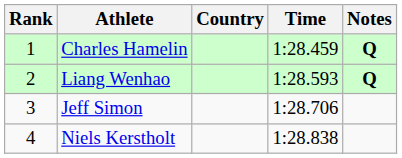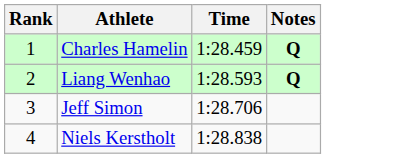- column: (230, 19)
